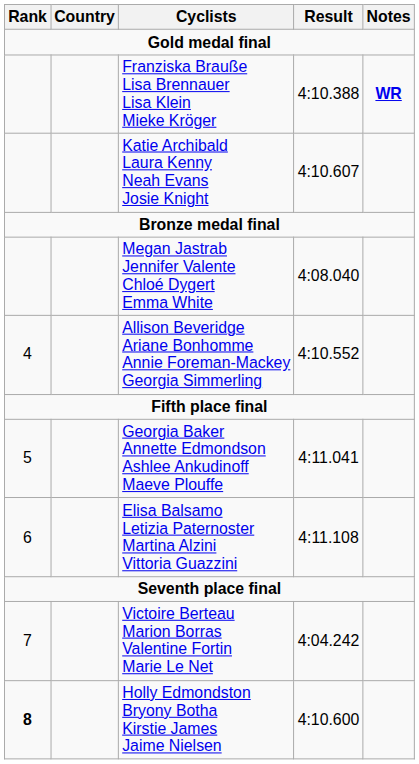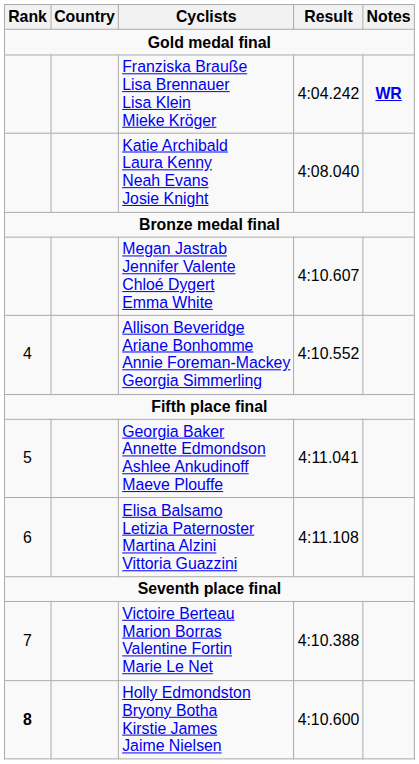(328, 94) 4:10.388 -> (328, 94) 4:04.242
(328, 172) 4:10.607 -> (328, 172) 4:08.040
(328, 276) 4:08.040 -> (328, 276) 4:10.607
(328, 640) 4:04.242 -> (328, 640) 4:10.388
